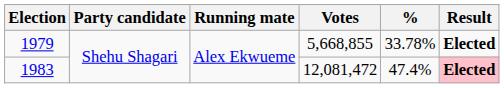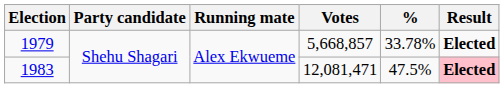(340, 43) 5,668,855 -> (340, 43) 5,668,857
(340, 69) 12,081,472 -> (340, 69) 12,081,471
(410, 69) 47.4% -> (410, 69) 47.5%
